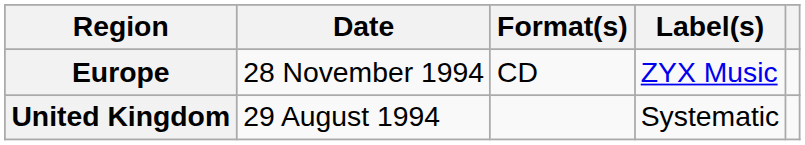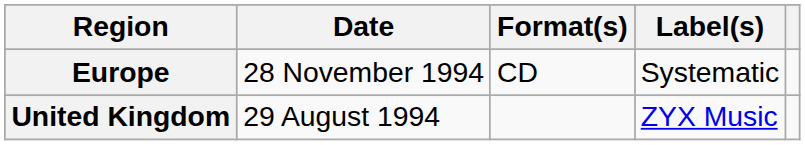(709, 71) ZYX Music -> (710, 71) Systematic
(710, 116) Systematic -> (709, 116) ZYX Music
